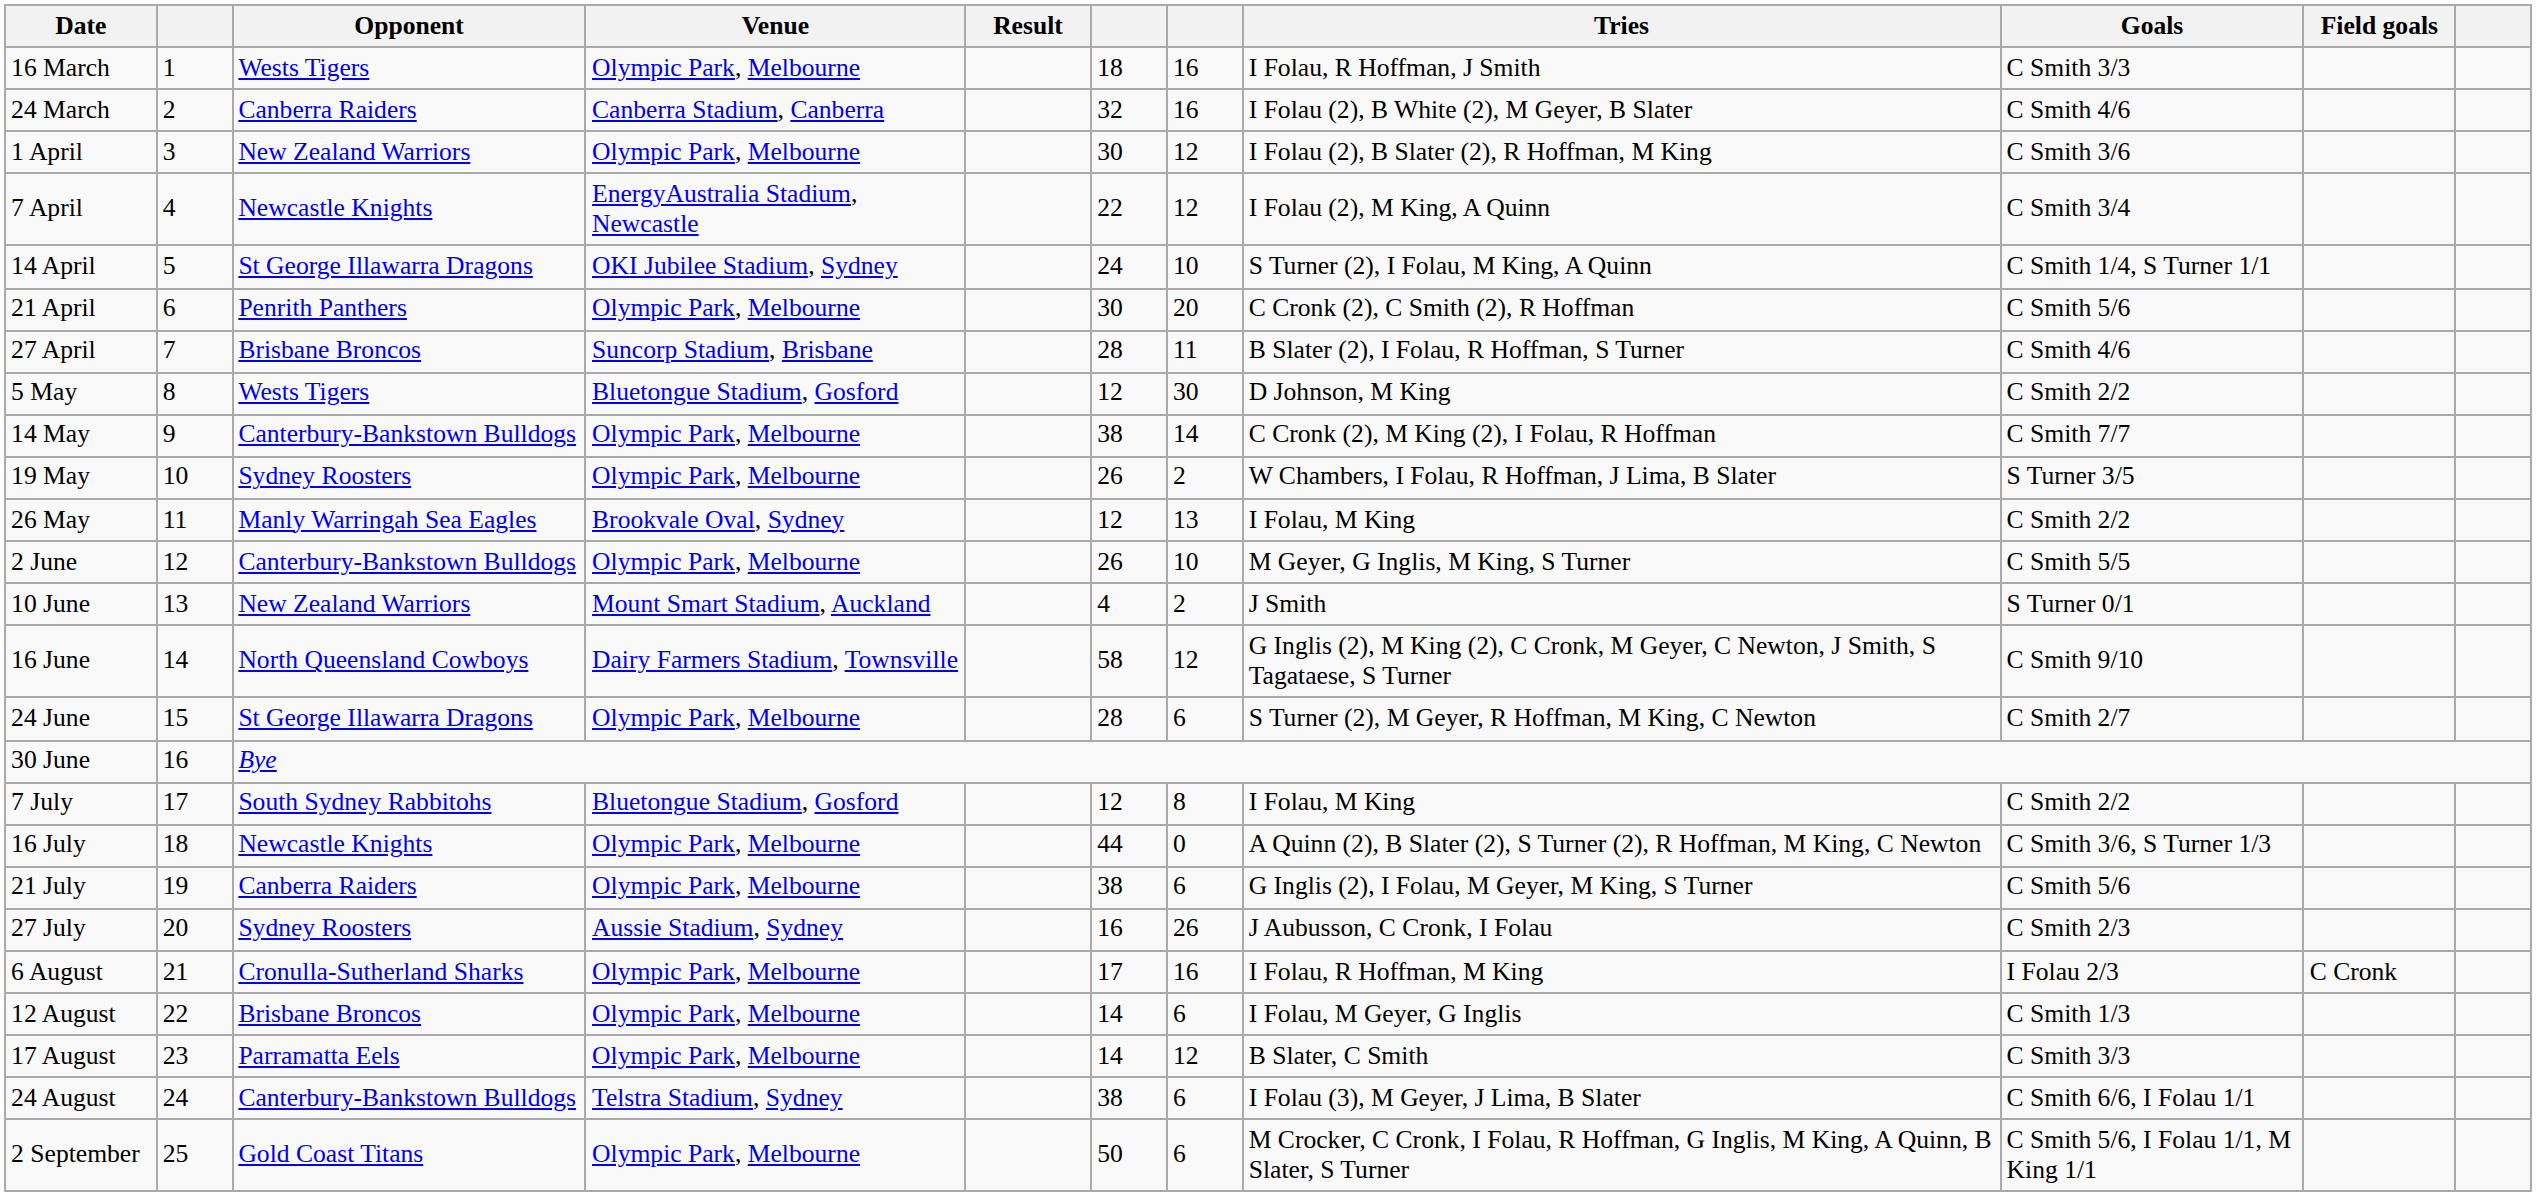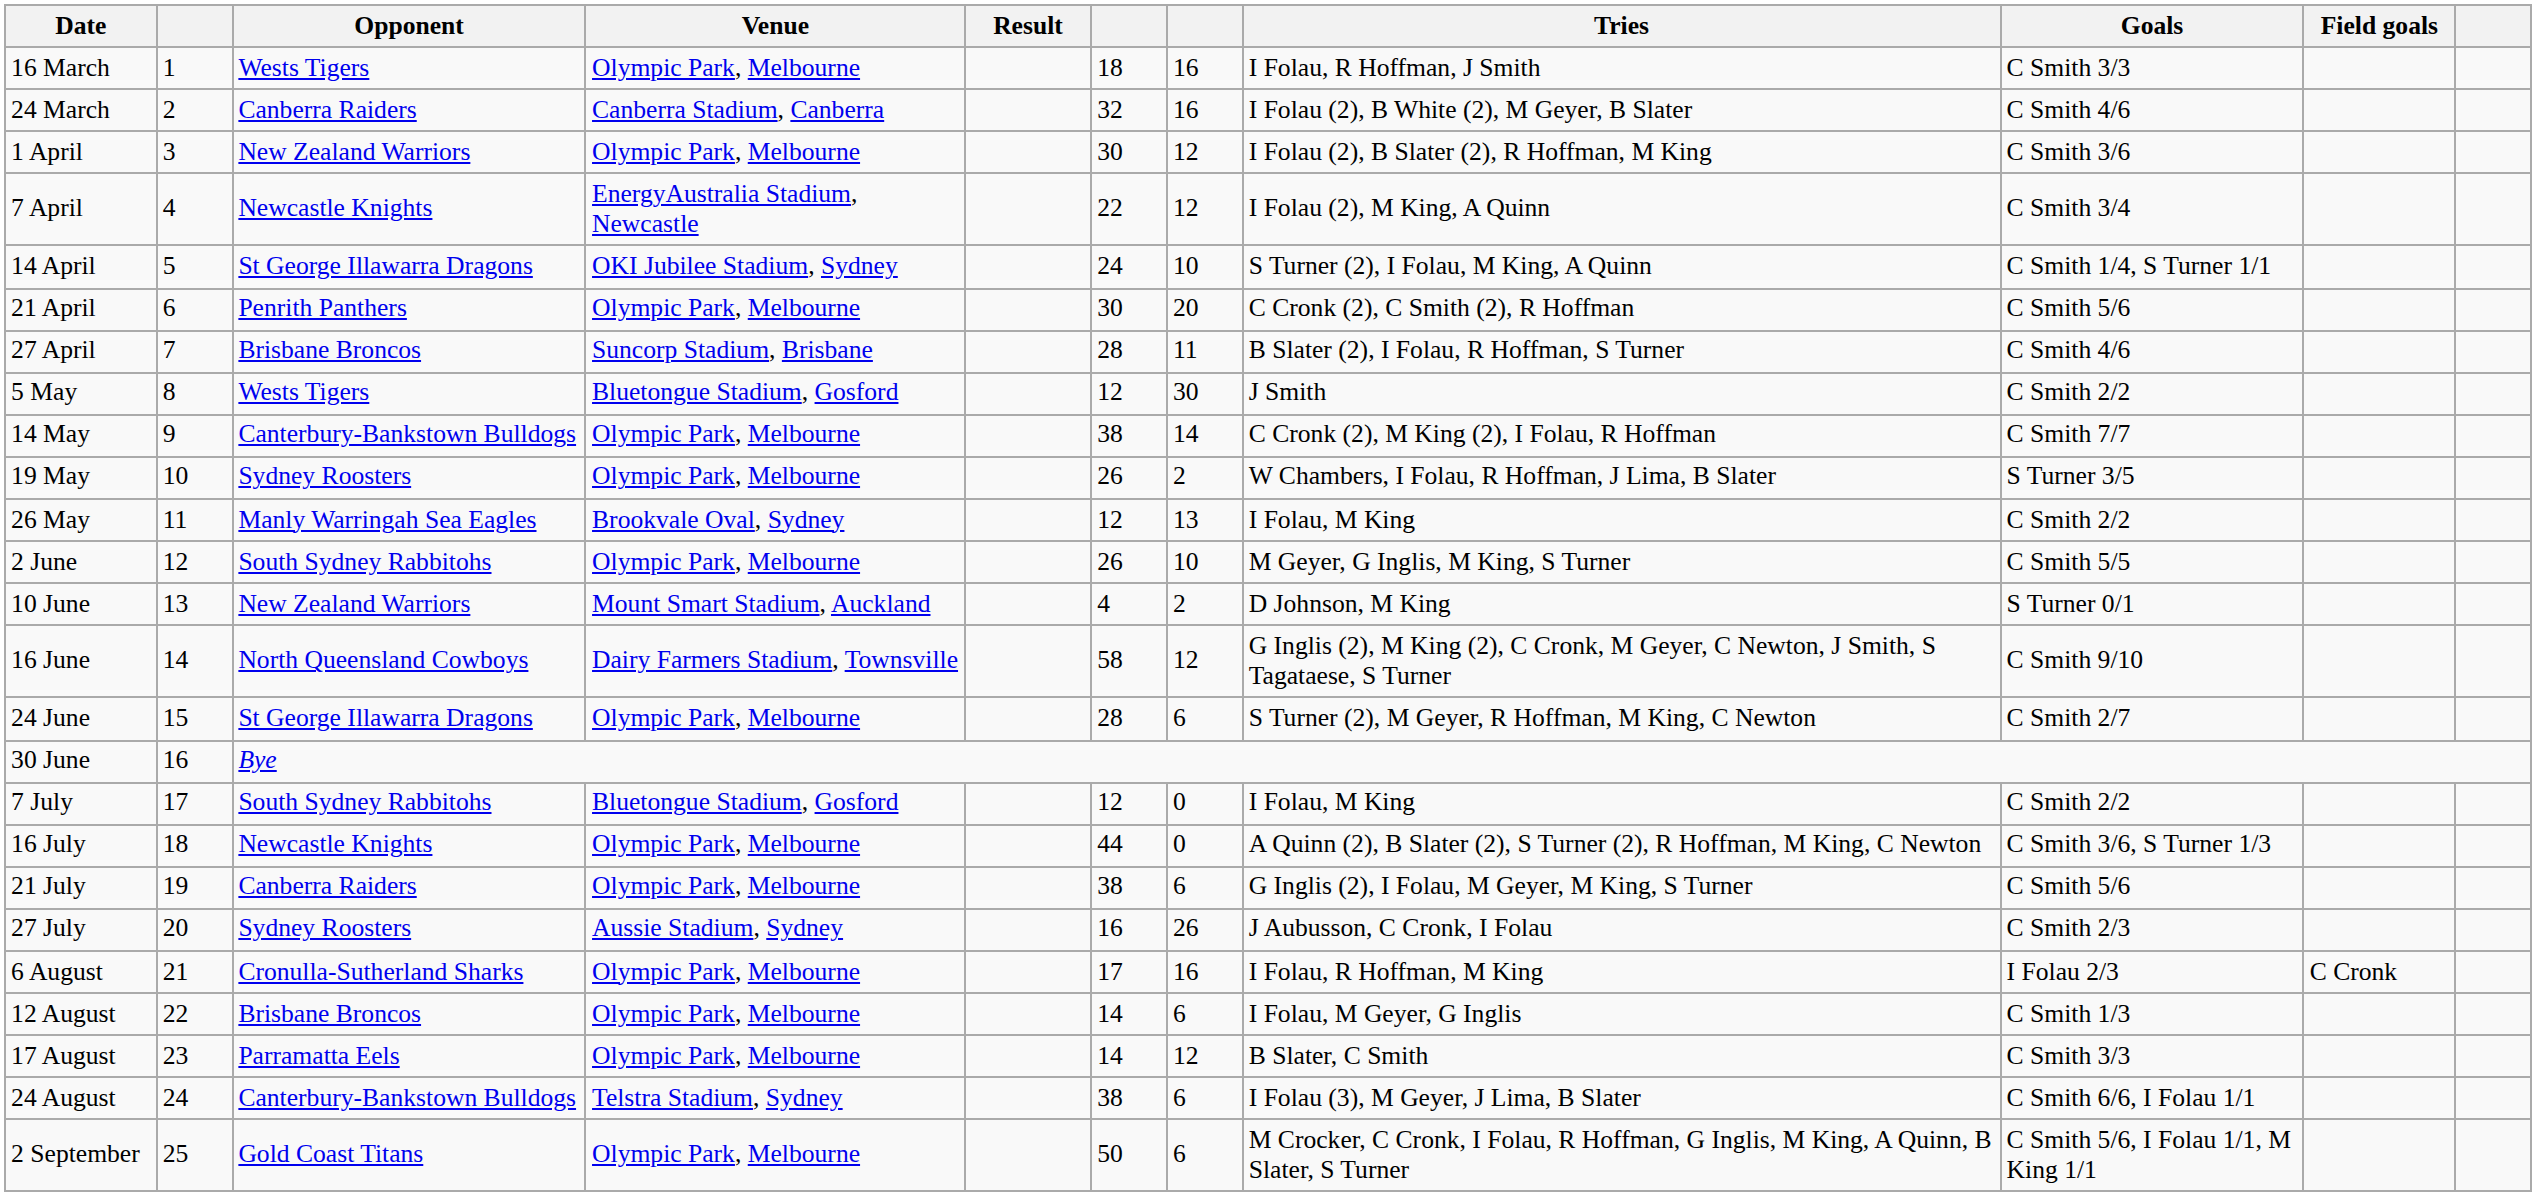(1350, 392) D Johnson, M King -> (1287, 392) J Smith
(407, 561) Canterbury-Bankstown Bulldogs -> (365, 561) South Sydney Rabbitohs
(1287, 603) J Smith -> (1350, 603) D Johnson, M King
(1179, 802) 8 -> (1179, 802) 0
